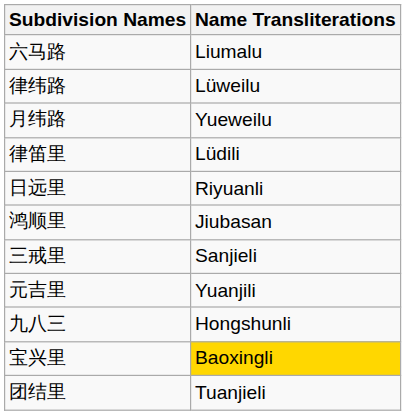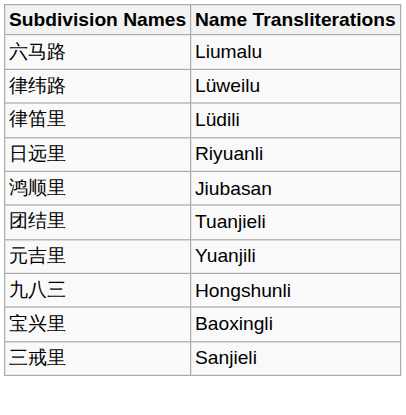- row: (38, 119)
rows swapped: (38, 391) <-> (38, 255)
(234, 358) gold background -> (234, 324) no background
